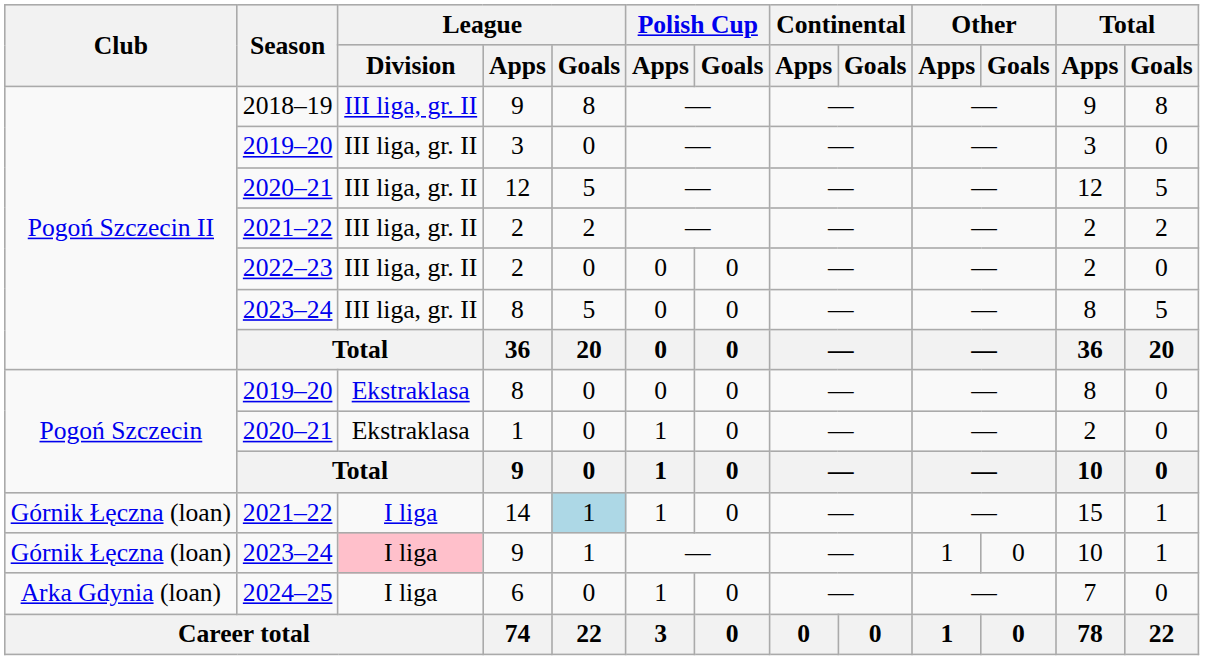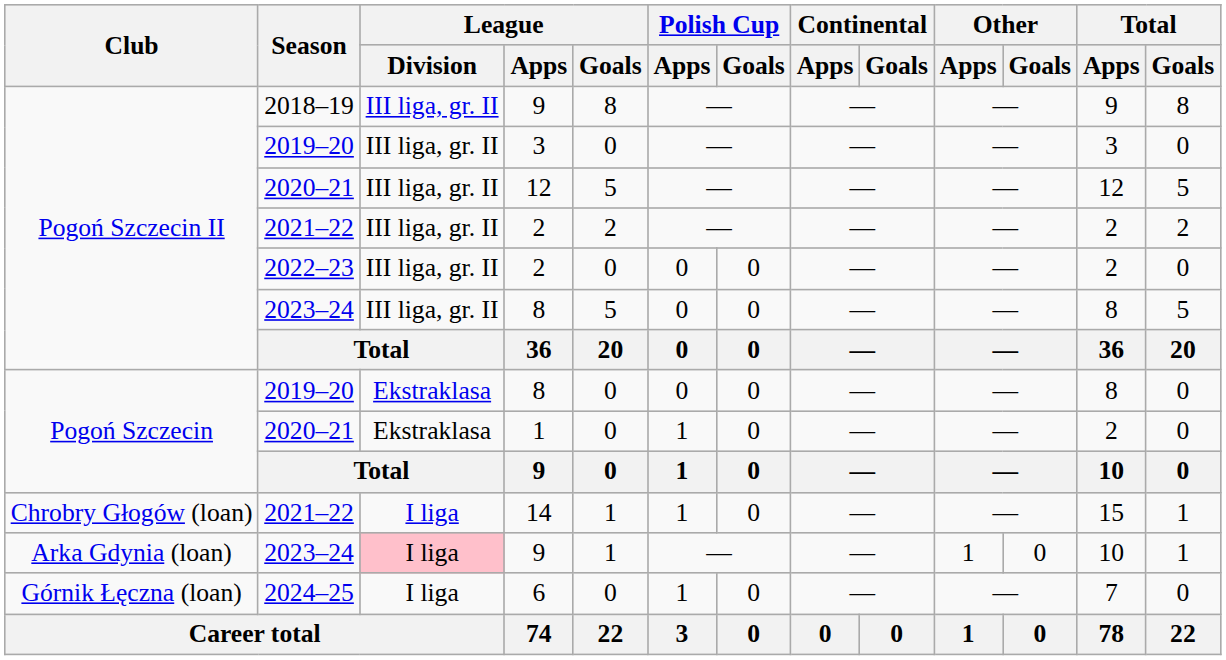(121, 512) Górnik Łęczna (loan) -> (132, 512) Chrobry Głogów (loan)
(589, 512) lightblue background -> (610, 512) no background
(121, 552) Górnik Łęczna (loan) -> (132, 552) Arka Gdynia (loan)
(121, 593) Arka Gdynia (loan) -> (132, 593) Górnik Łęczna (loan)
